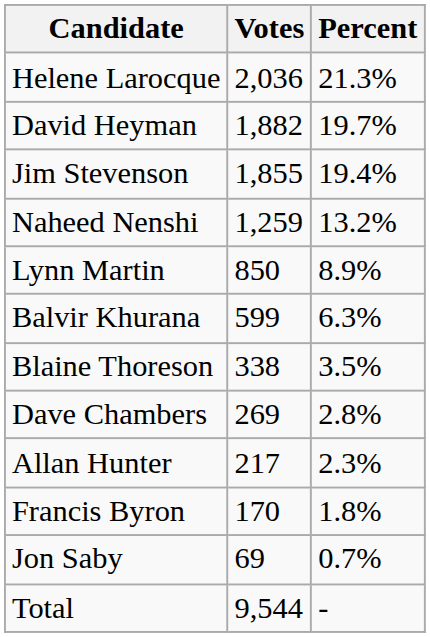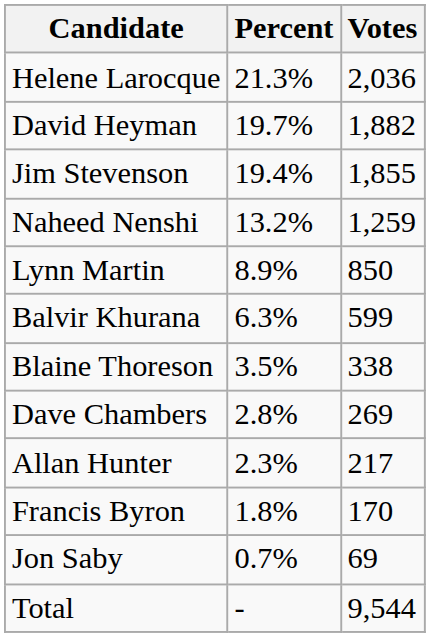columns swapped: (269, 28) <-> (368, 28)
